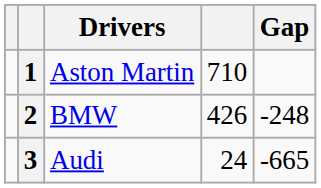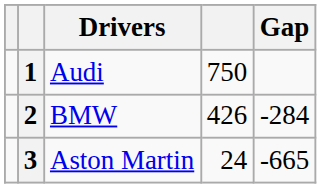(122, 71) Aston Martin -> (77, 71) Audi
(227, 71) 710 -> (227, 71) 750
(285, 115) -248 -> (285, 115) -284
(77, 160) Audi -> (122, 160) Aston Martin
